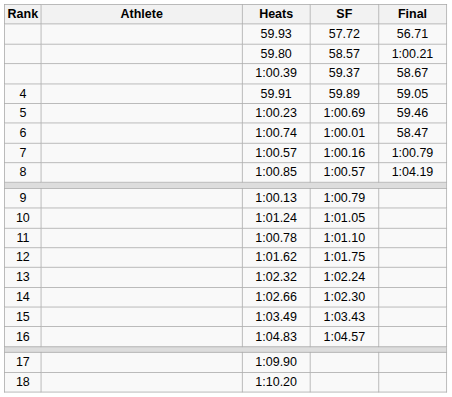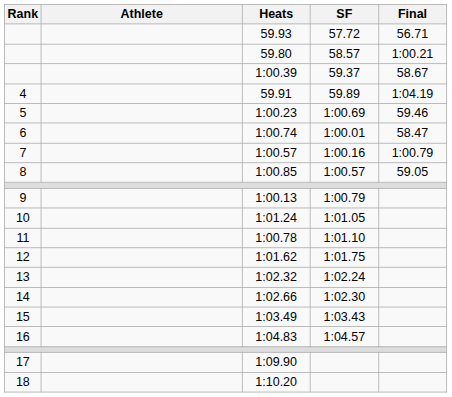(412, 93) 59.05 -> (412, 93) 1:04.19
(412, 172) 1:04.19 -> (412, 172) 59.05
